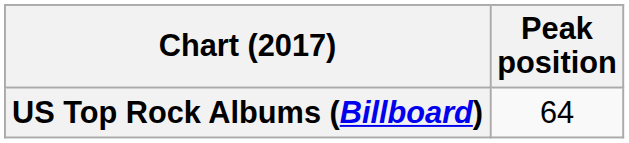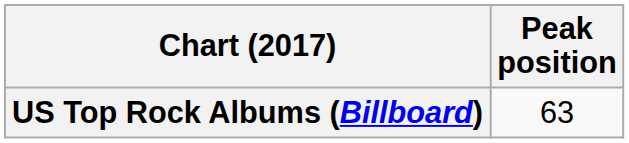(557, 112) 64 -> (557, 112) 63
